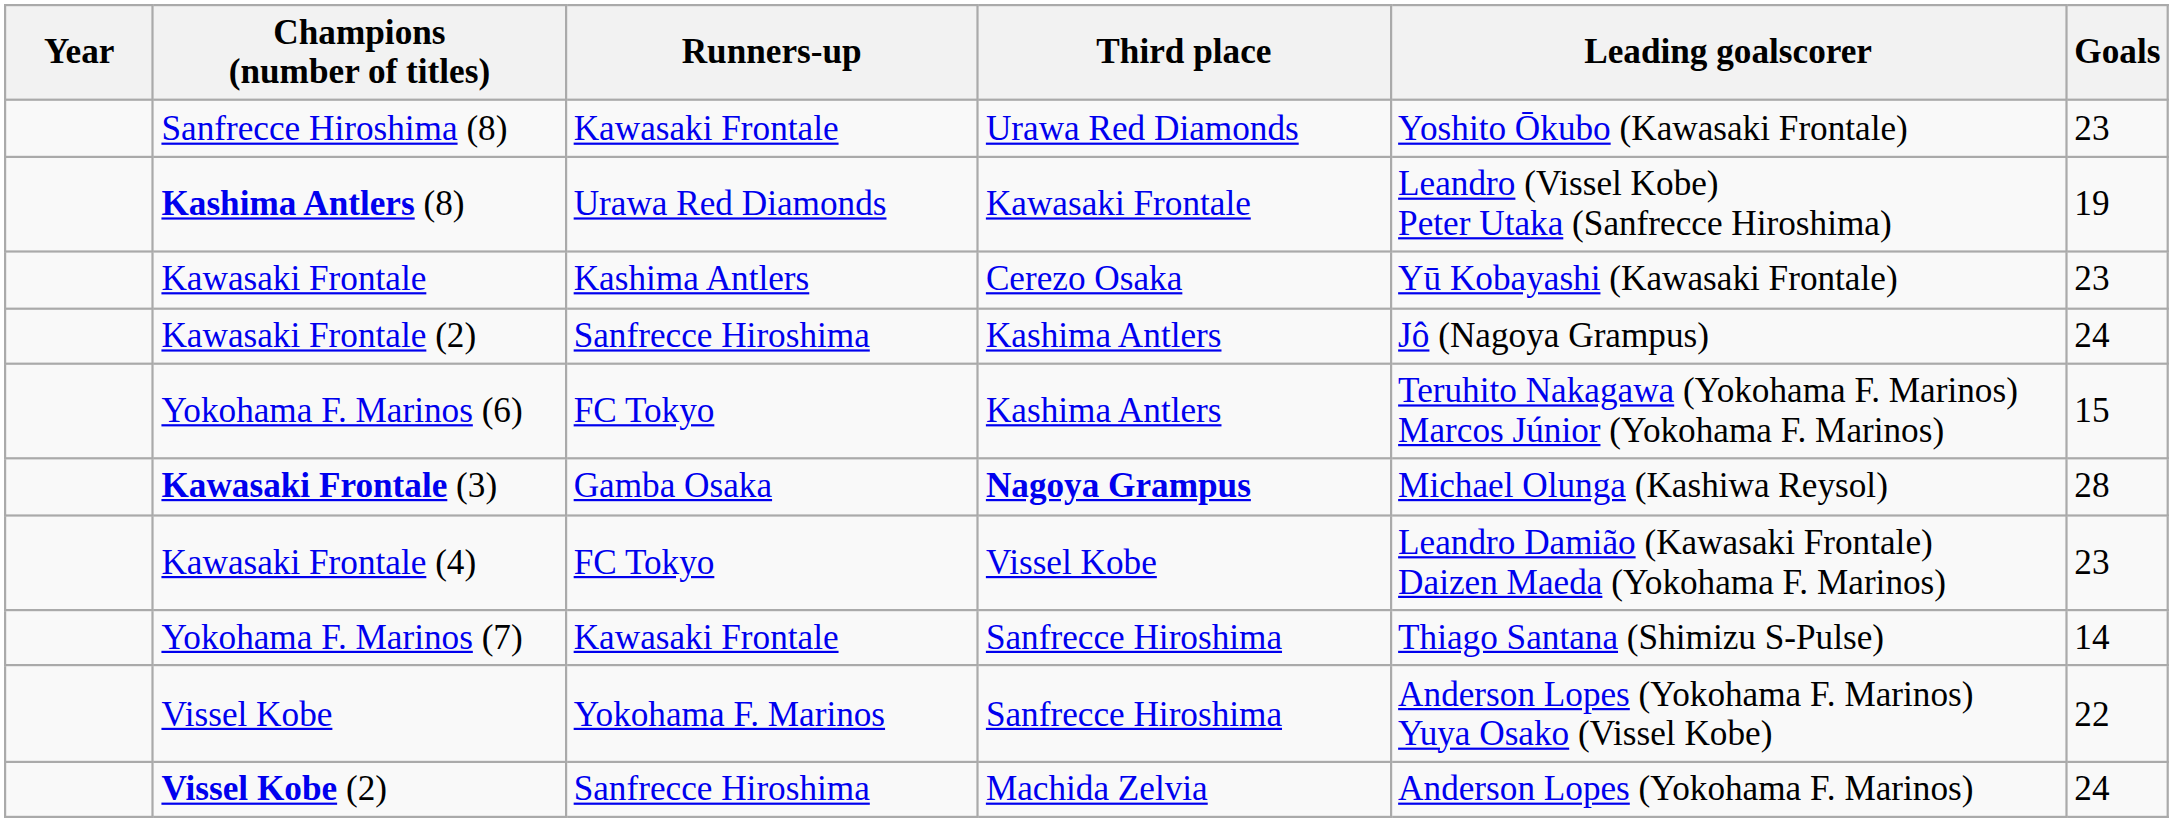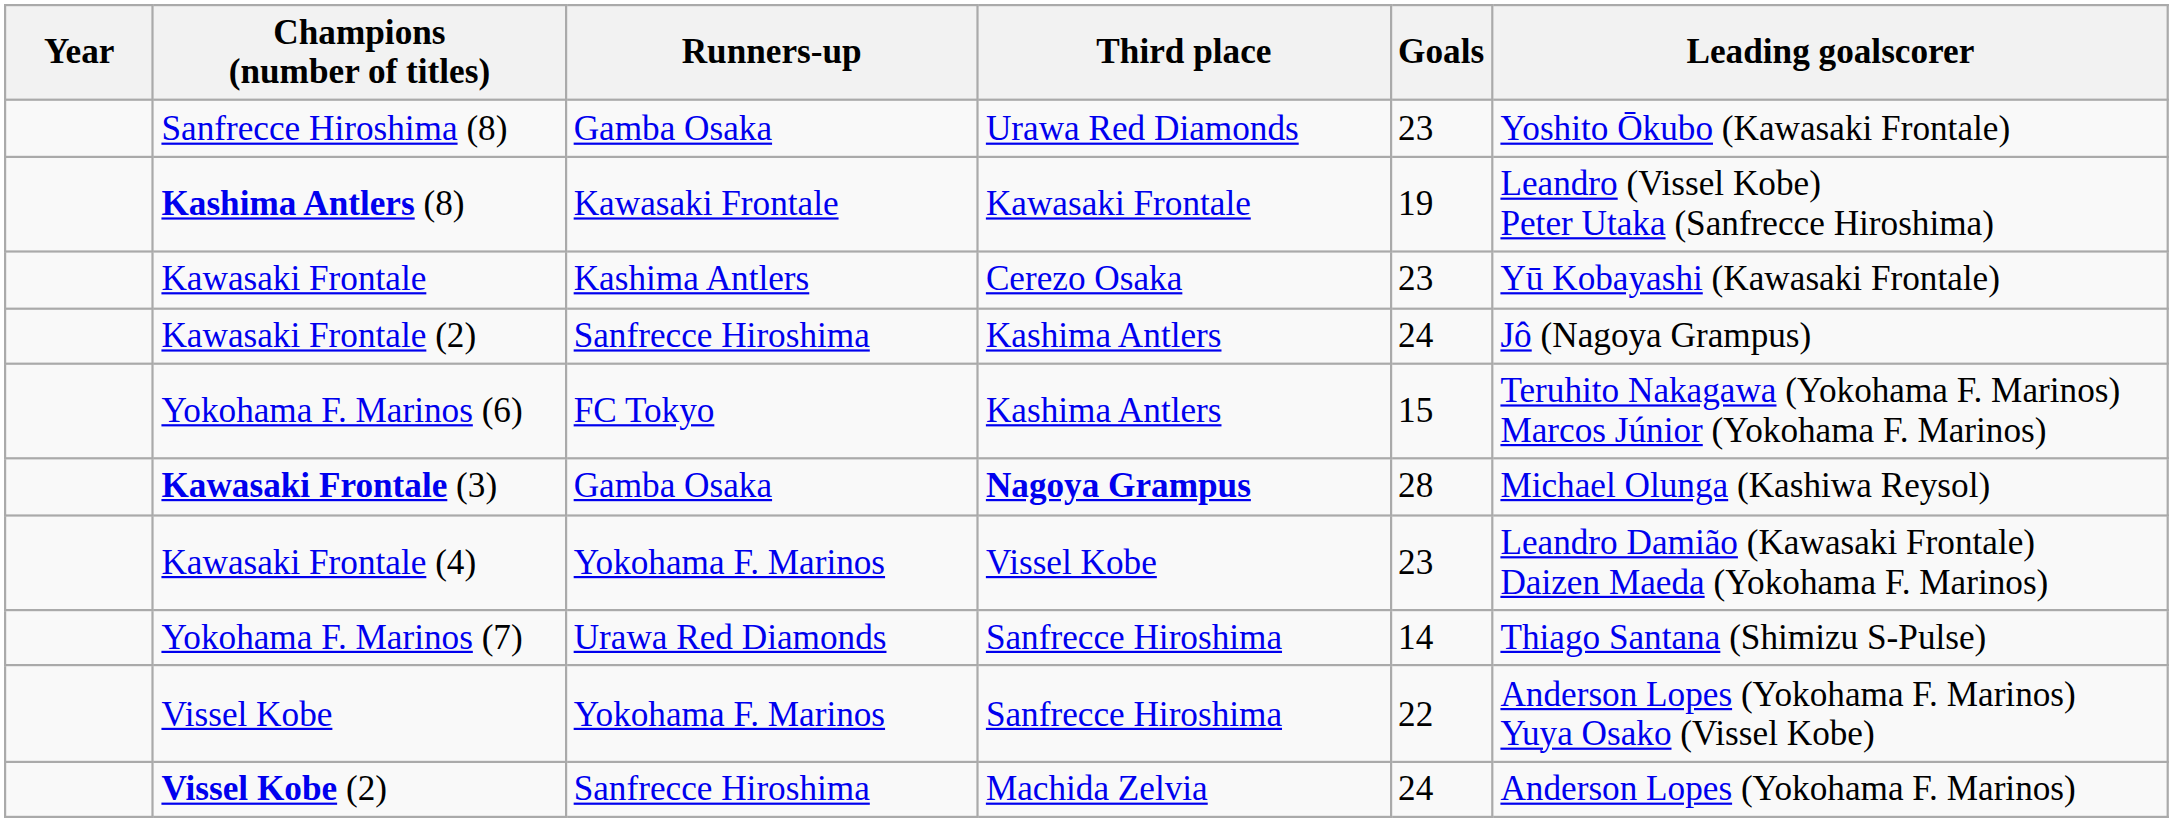columns swapped: (1728, 52) <-> (2117, 52)
(706, 127) Kawasaki Frontale -> (673, 127) Gamba Osaka
(730, 203) Urawa Red Diamonds -> (706, 203) Kawasaki Frontale
(644, 561) FC Tokyo -> (729, 561) Yokohama F. Marinos
(706, 637) Kawasaki Frontale -> (730, 637) Urawa Red Diamonds
